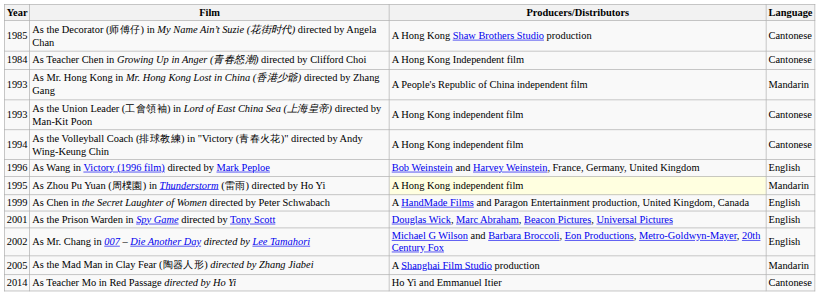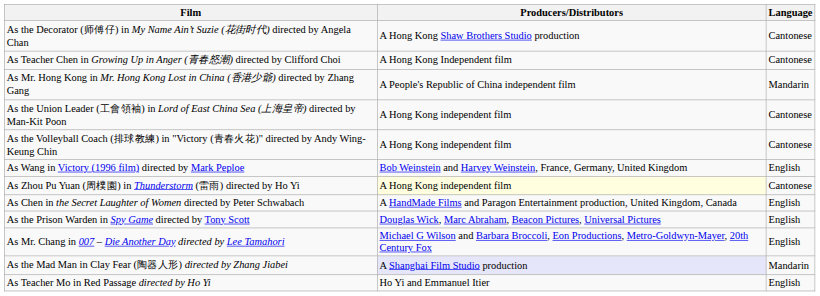- column: (17, 12)
(789, 185) Mandarin -> (790, 185) Cantonese
(466, 265) no background -> (454, 265) lavender background
(790, 282) Cantonese -> (784, 282) English
